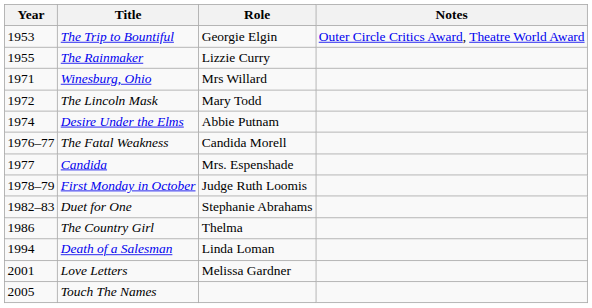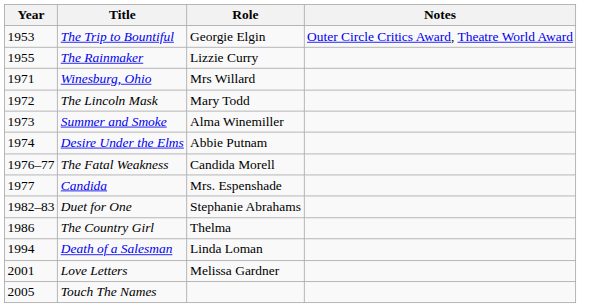+ row: (114, 121)
- row: (128, 185)
